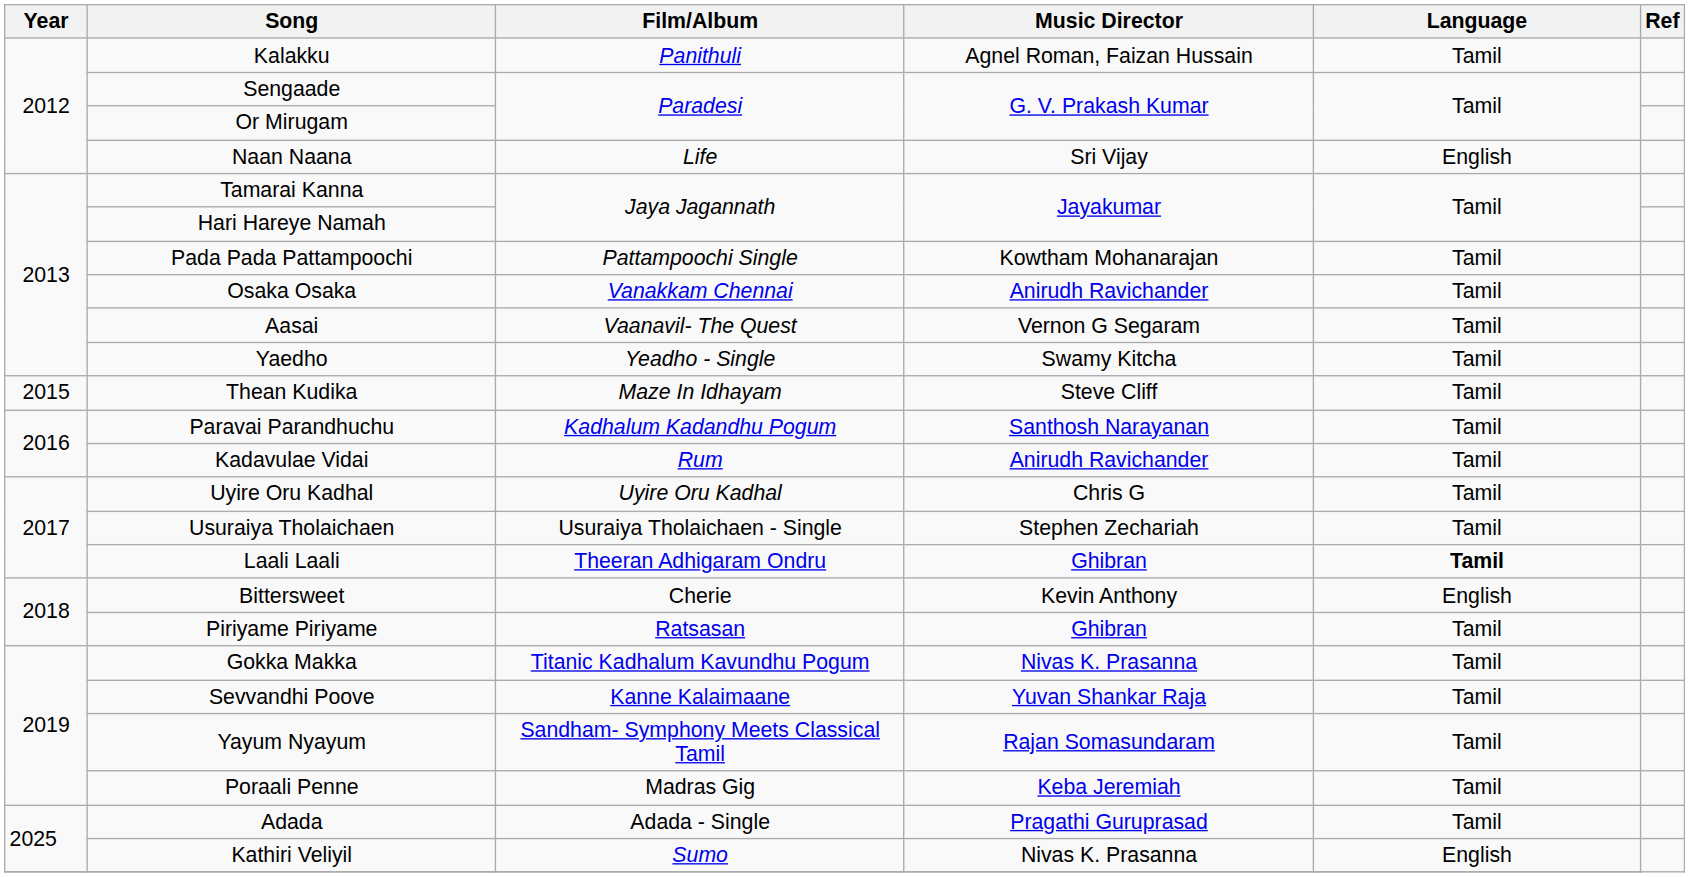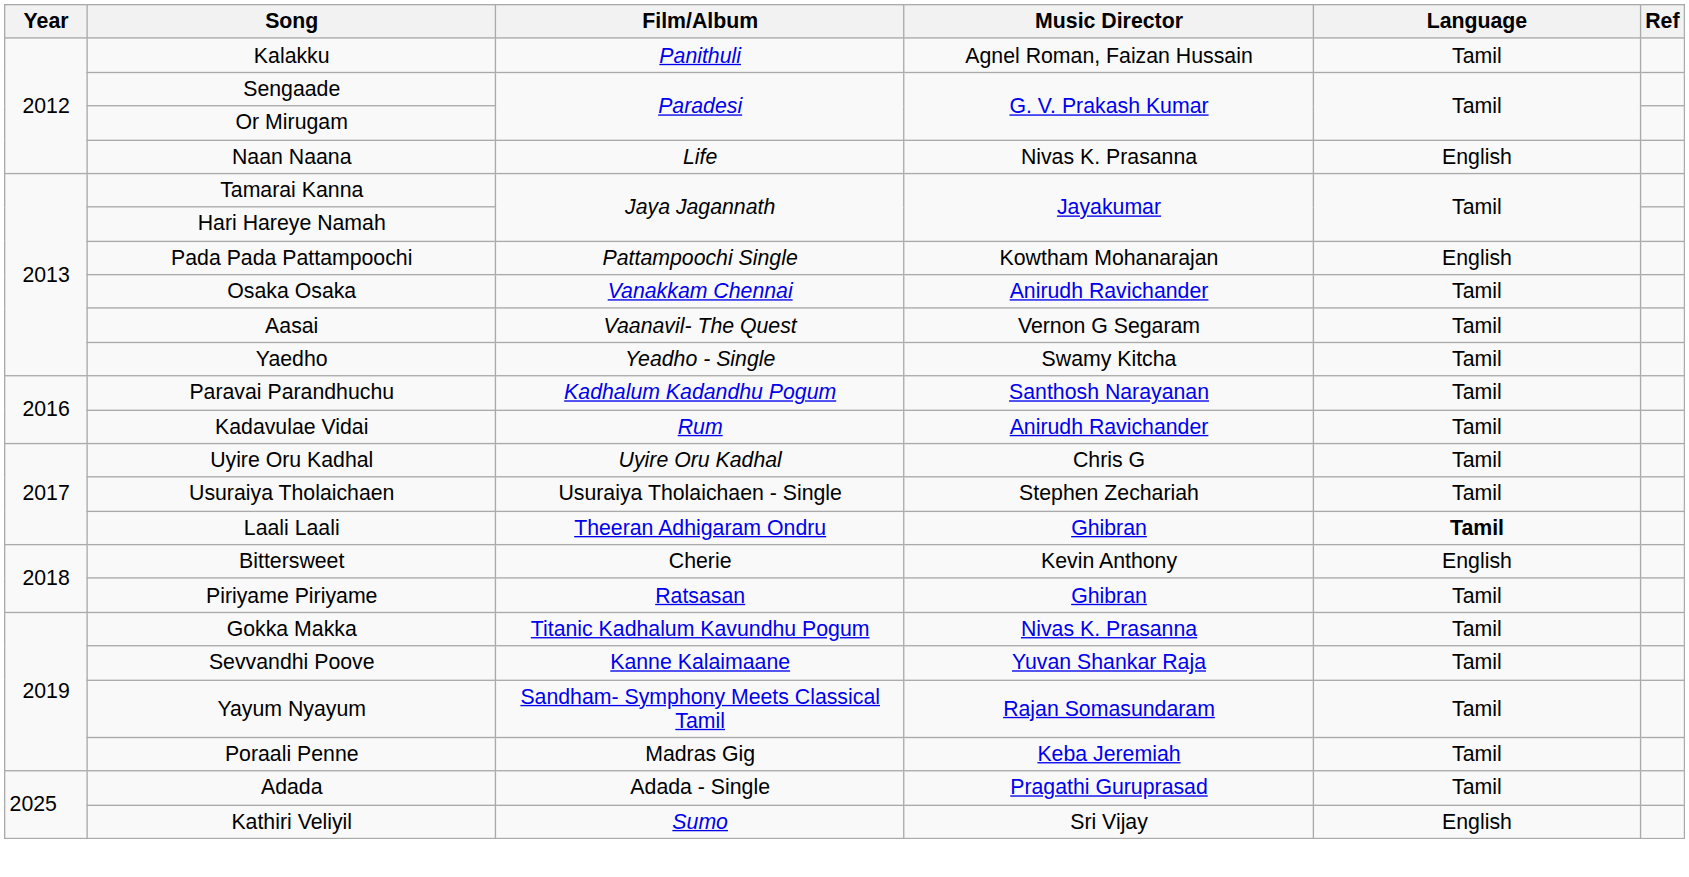(1109, 156) Sri Vijay -> (1109, 156) Nivas K. Prasanna
(1477, 257) Tamil -> (1477, 257) English
- row: (292, 392)
(1109, 855) Nivas K. Prasanna -> (1109, 821) Sri Vijay
